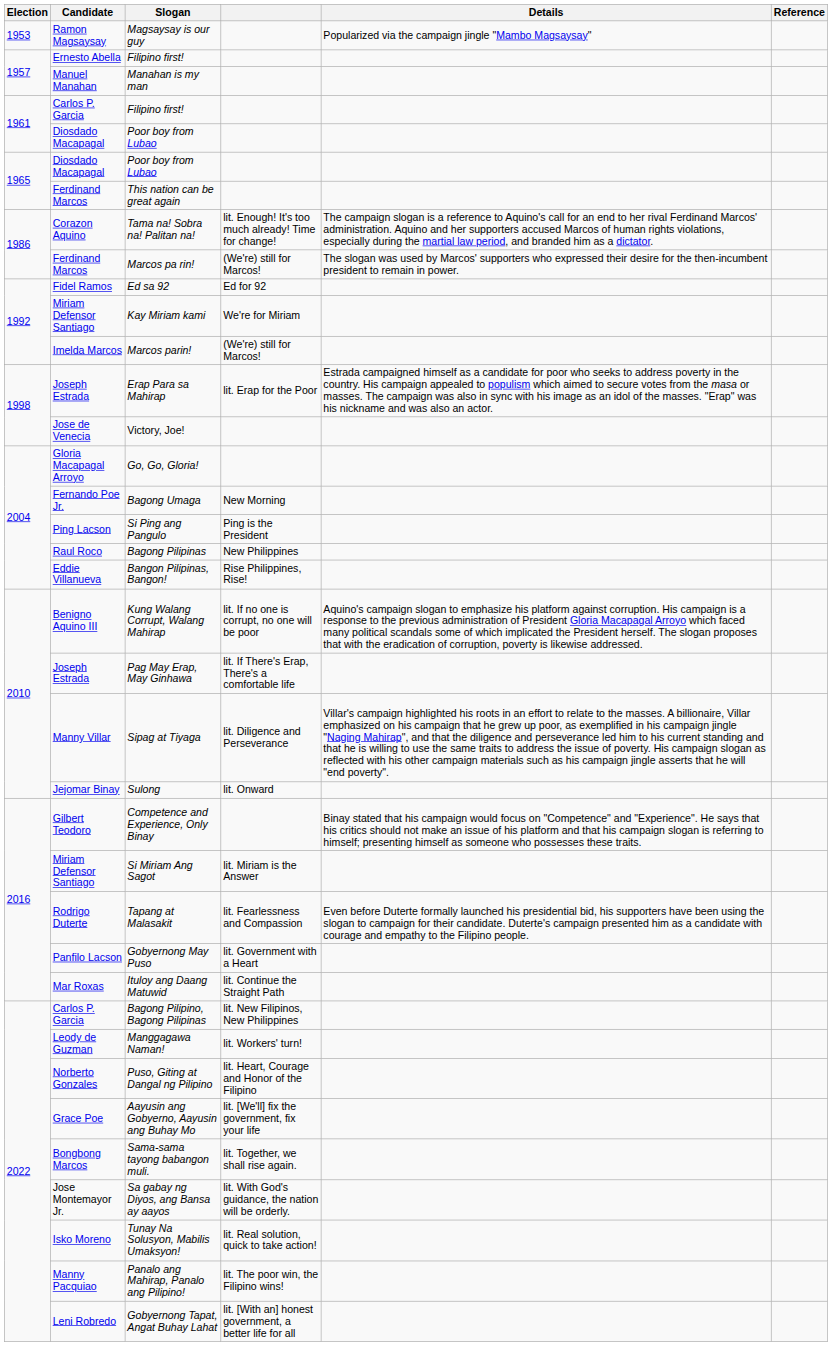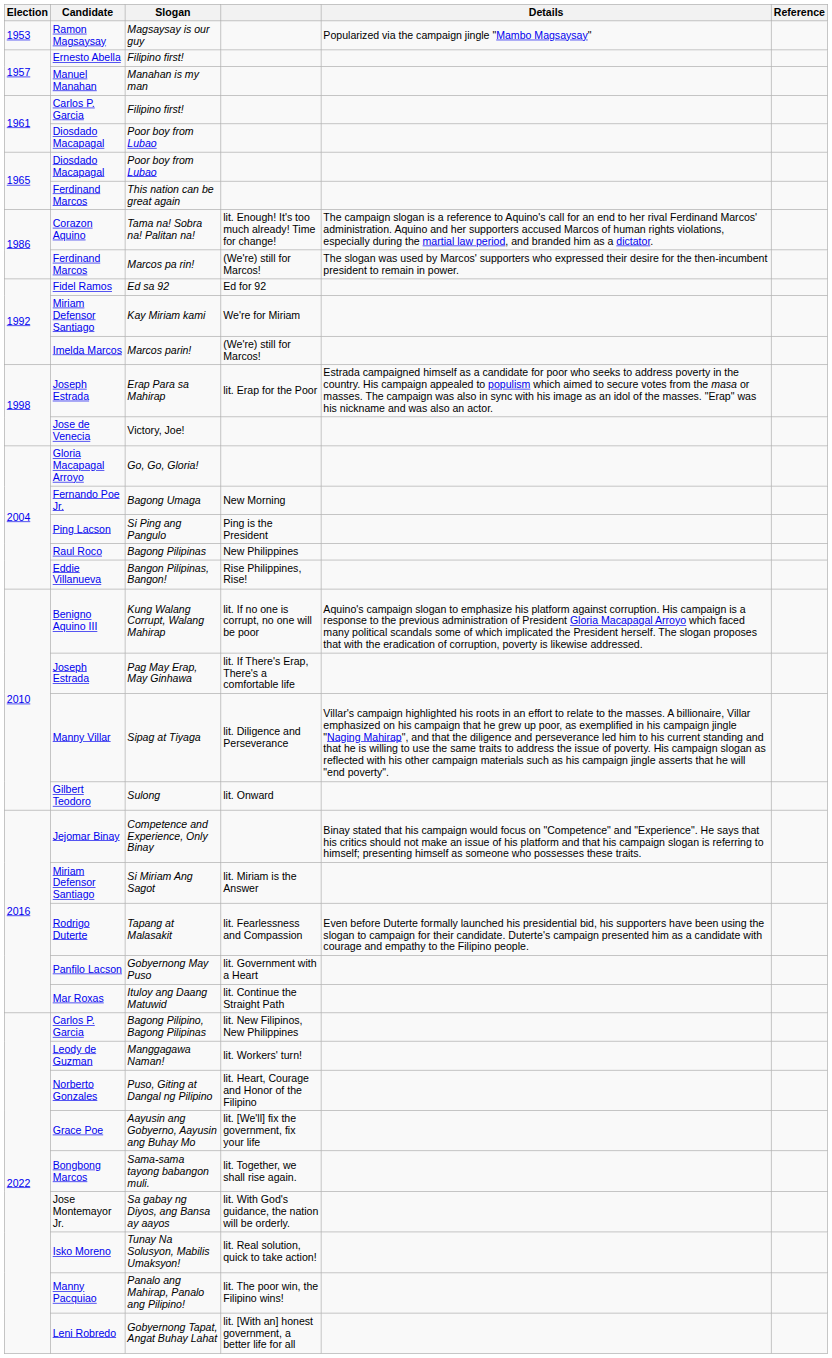(86, 790) Jejomar Binay -> (72, 796) Gilbert Teodoro
(72, 824) Gilbert Teodoro -> (86, 836) Jejomar Binay
